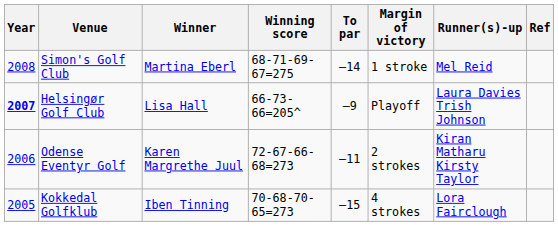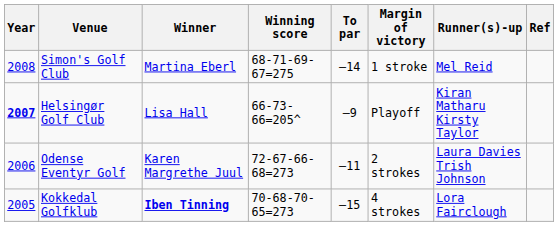(478, 106) Laura Davies Trish Johnson -> (461, 113) Kiran Matharu Kirsty Taylor
(461, 159) Kiran Matharu Kirsty Taylor -> (478, 166) Laura Davies Trish Johnson
(187, 205) normal -> (187, 205) bold
